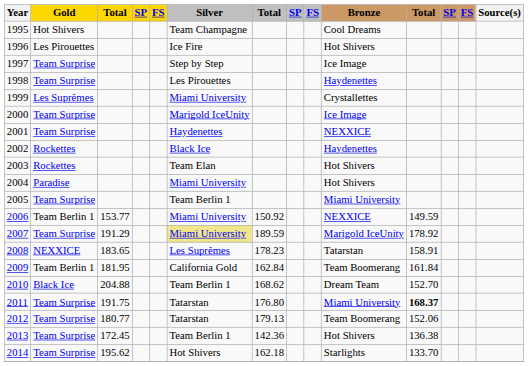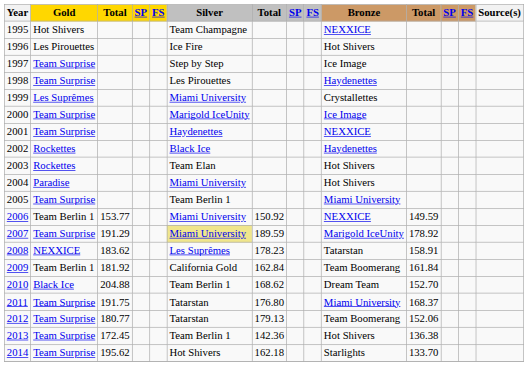(352, 30) Cool Dreams -> (347, 30) NEXXICE
(115, 251) 183.65 -> (115, 251) 183.62
(115, 268) 181.95 -> (115, 268) 181.92
(424, 302) bold -> (424, 302) normal
